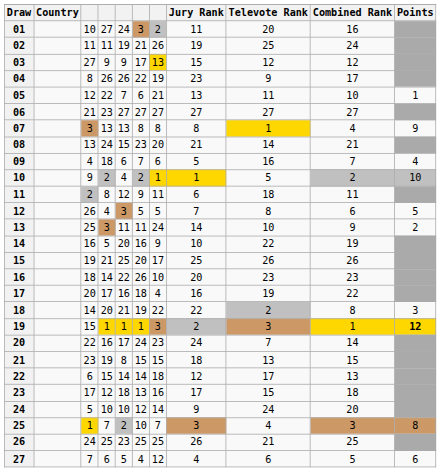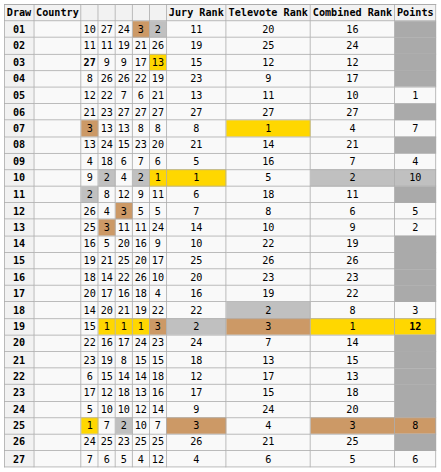(90, 62) normal -> (90, 62) bold
(415, 128) 9 -> (415, 128) 7
